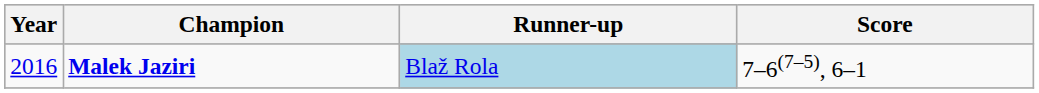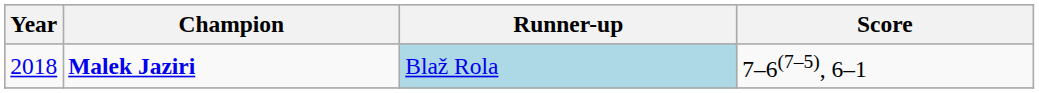(34, 66) 2016 -> (34, 66) 2018
